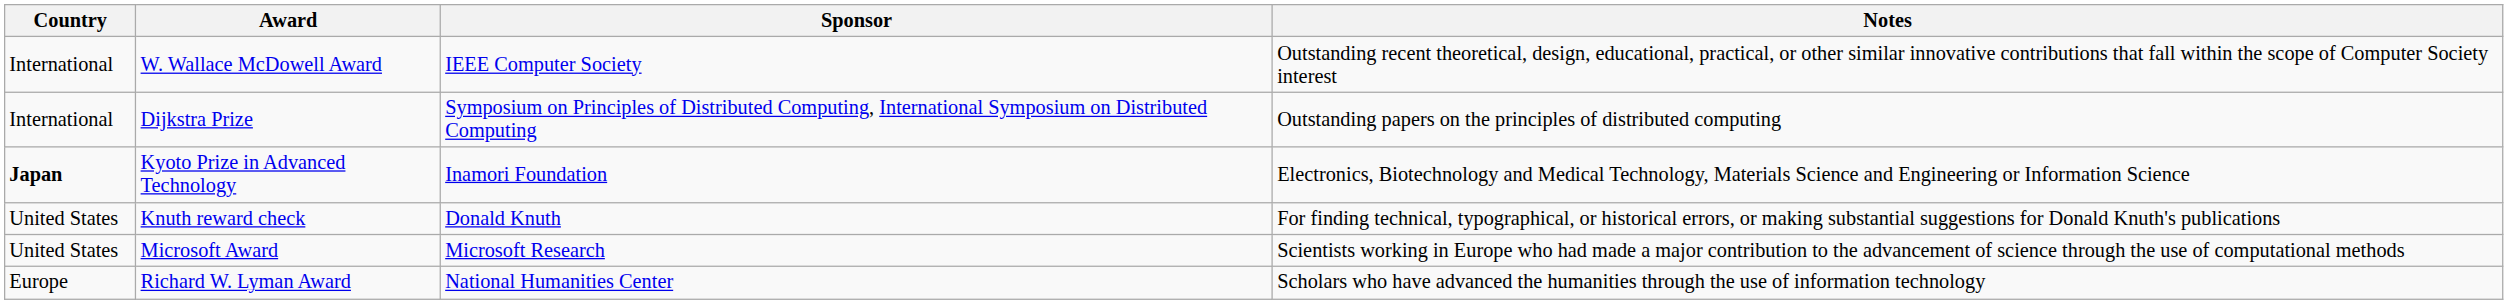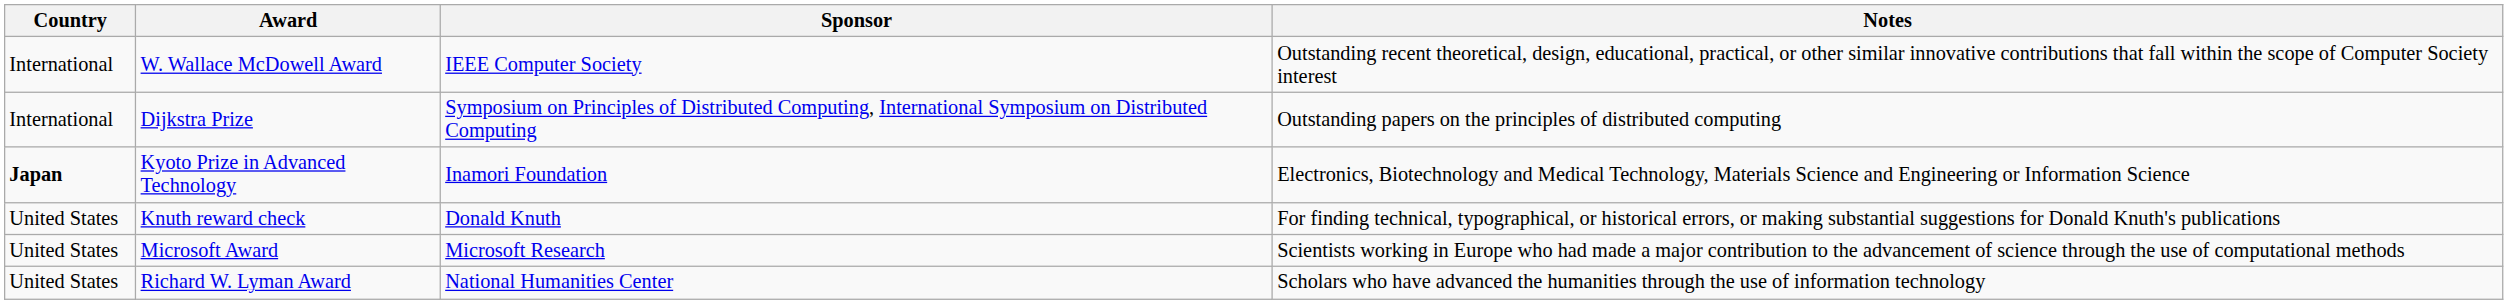(39, 282) Europe -> (64, 282) United States
